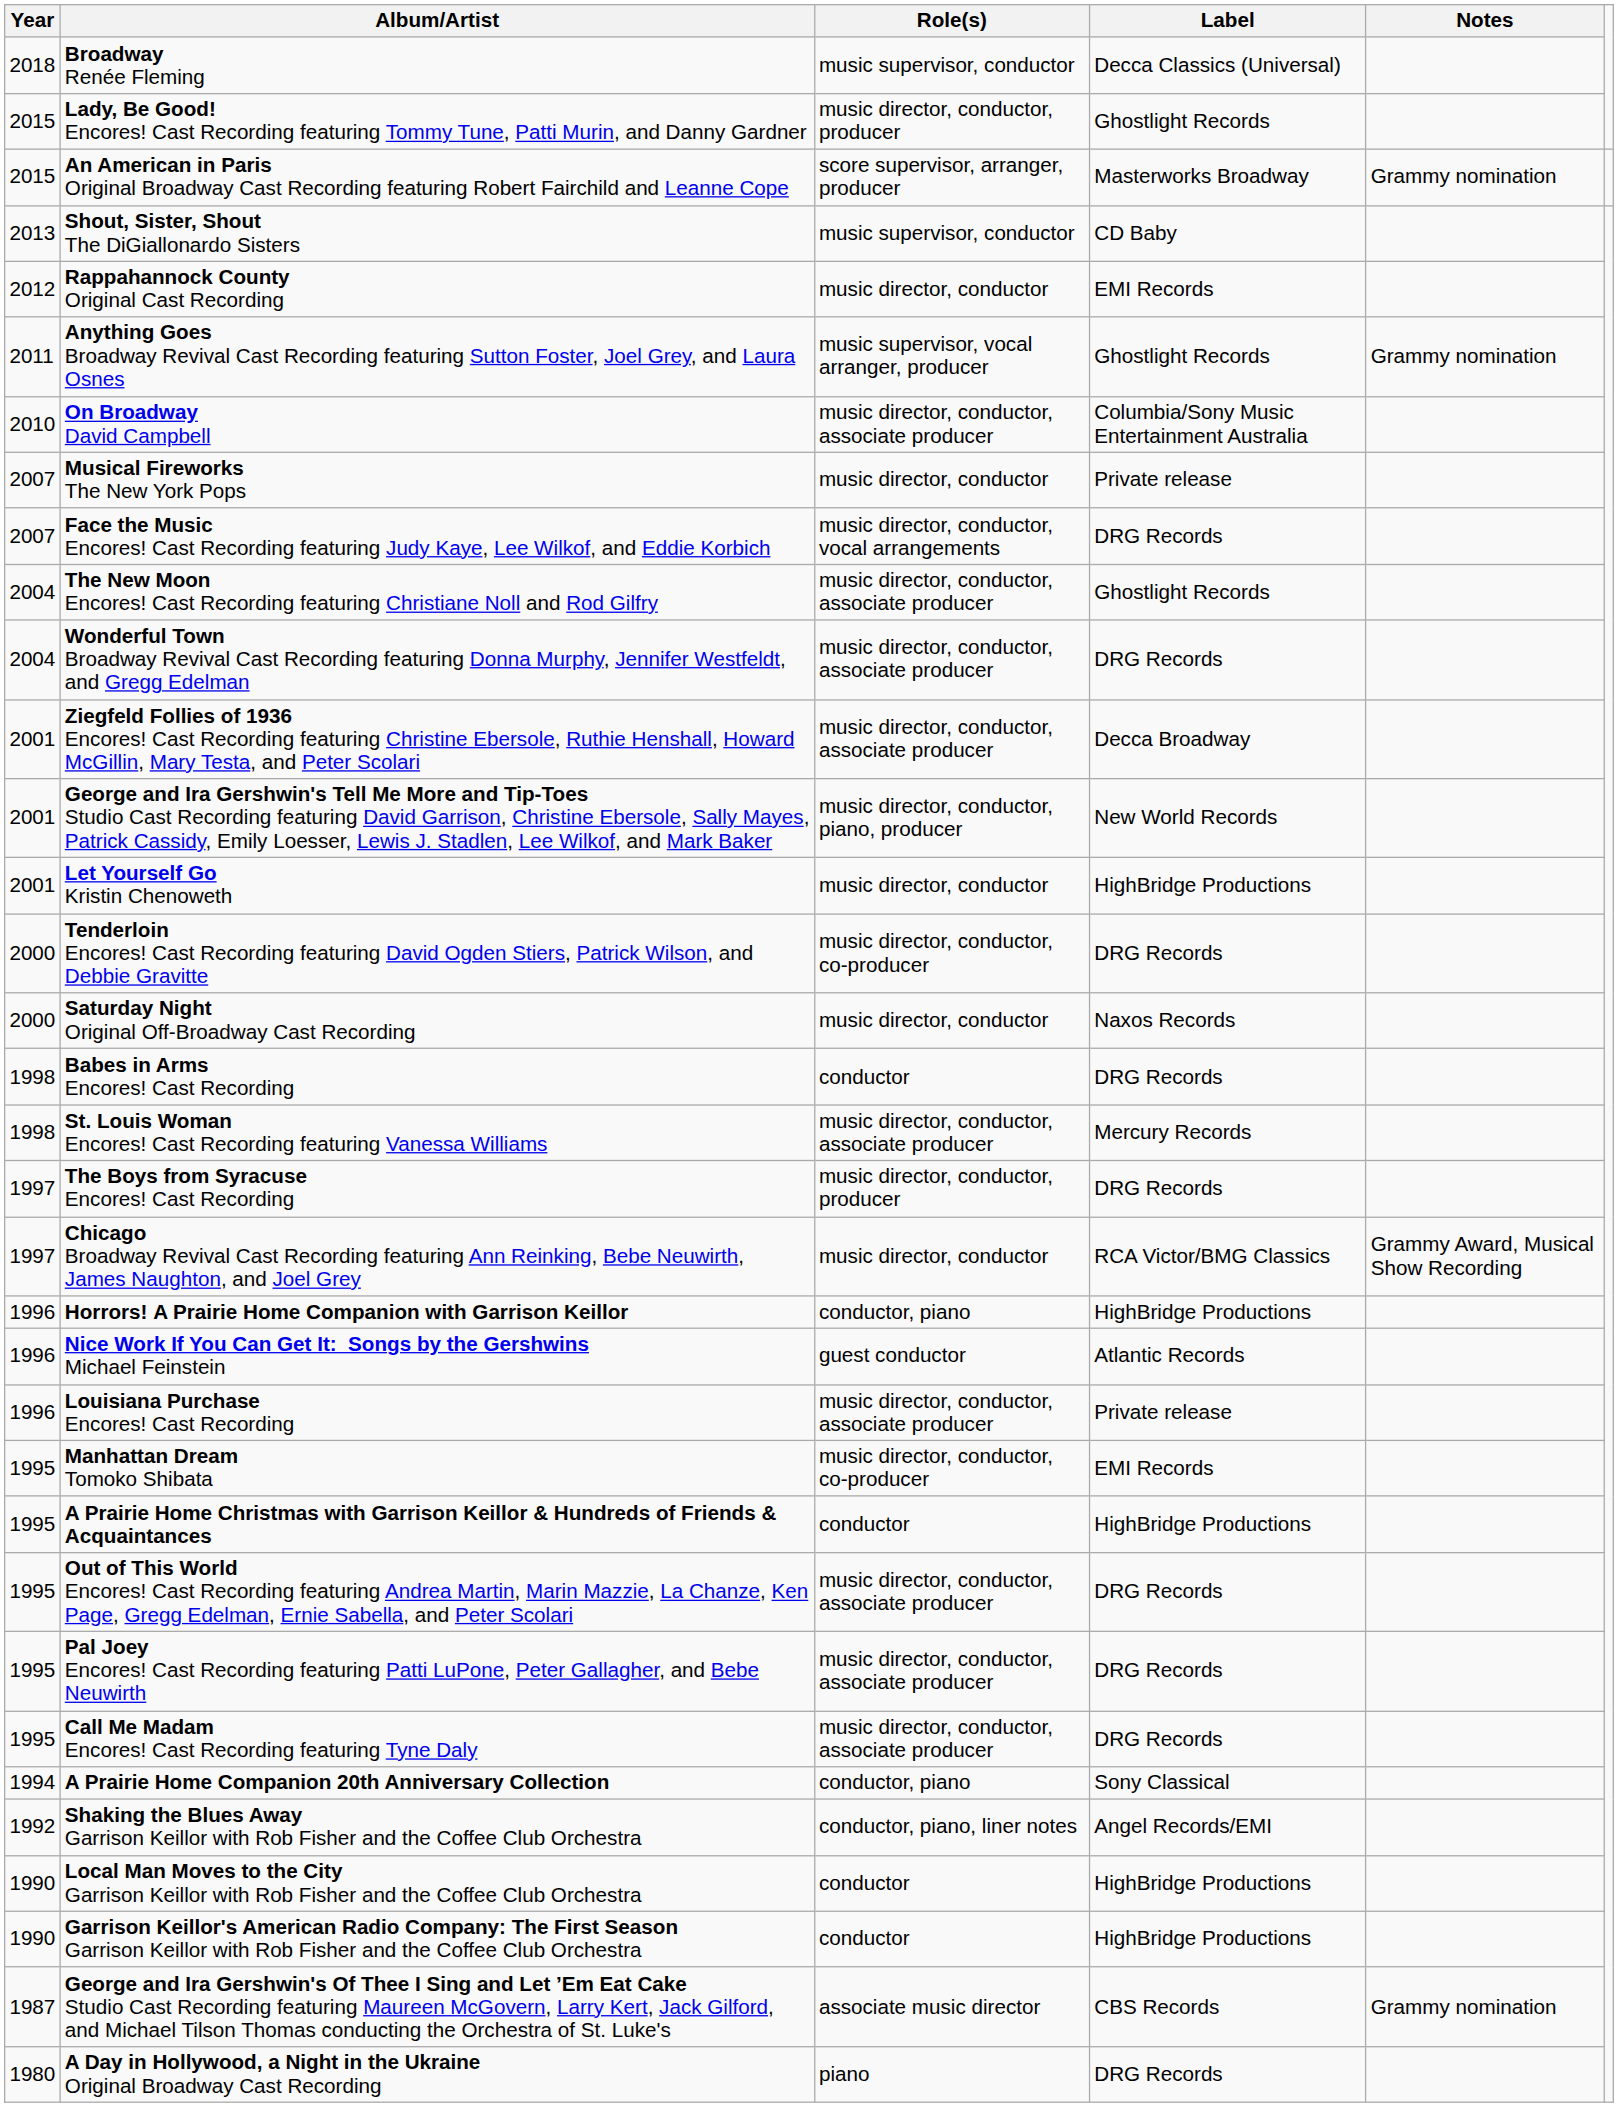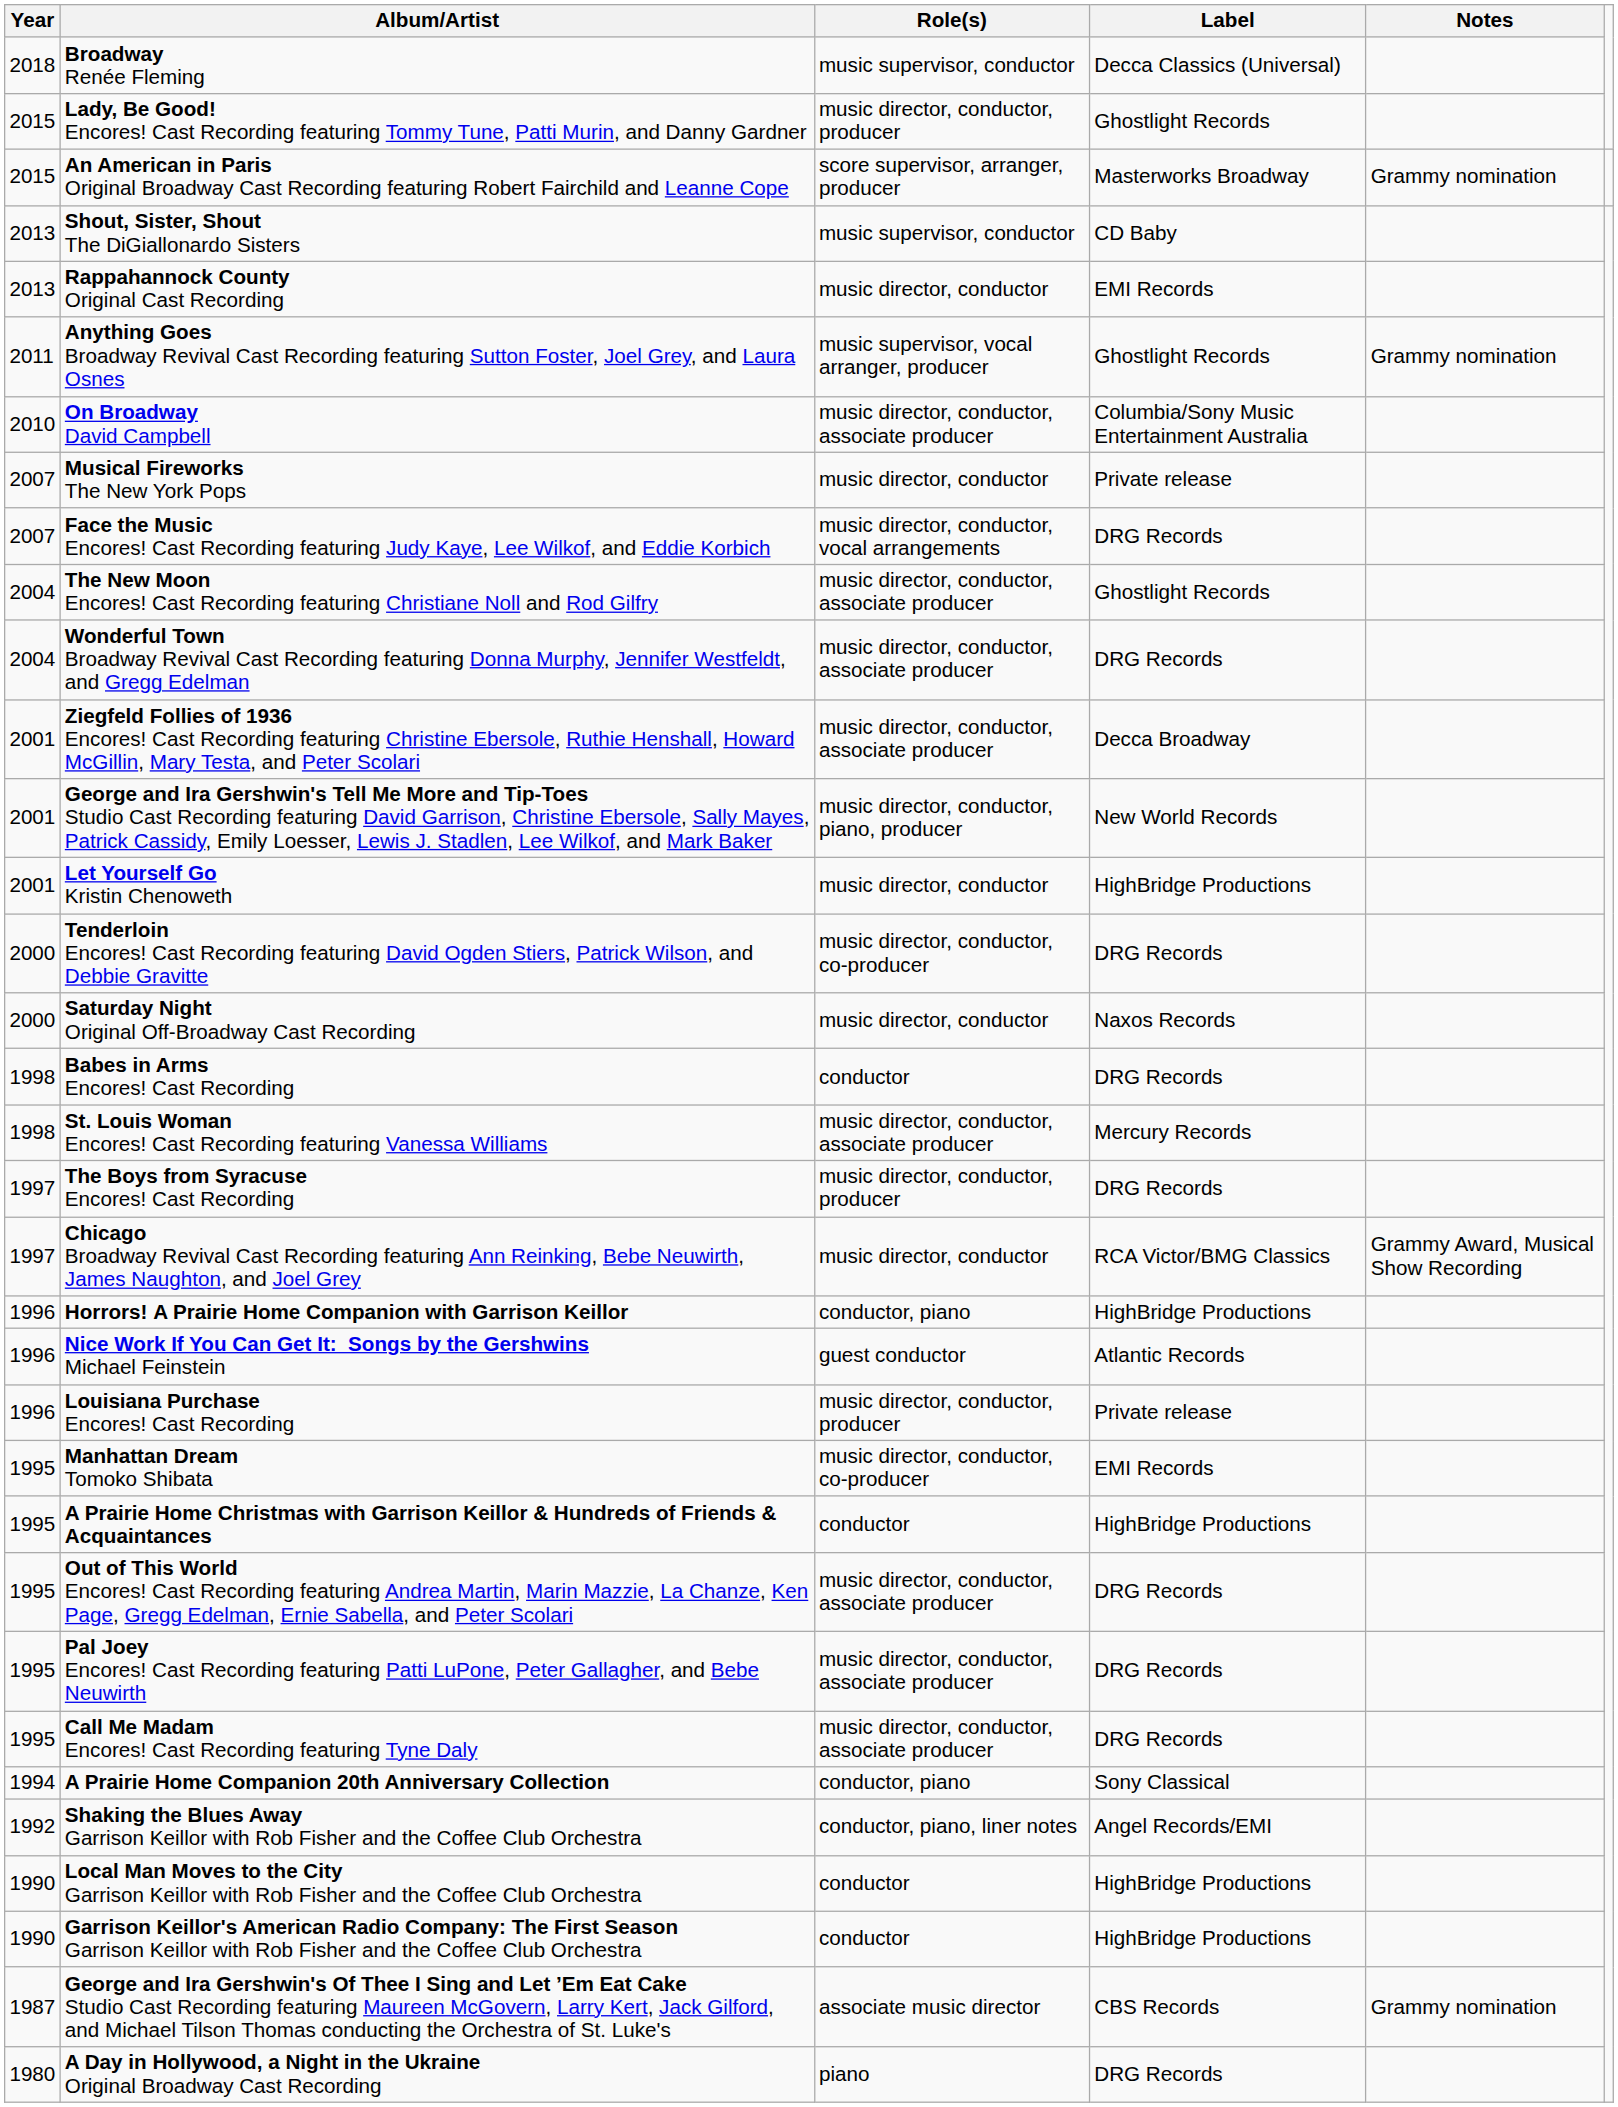(32, 289) 2012 -> (32, 289) 2013
(936, 1412) music director, conductor, associate producer -> (936, 1412) music director, conductor, producer
